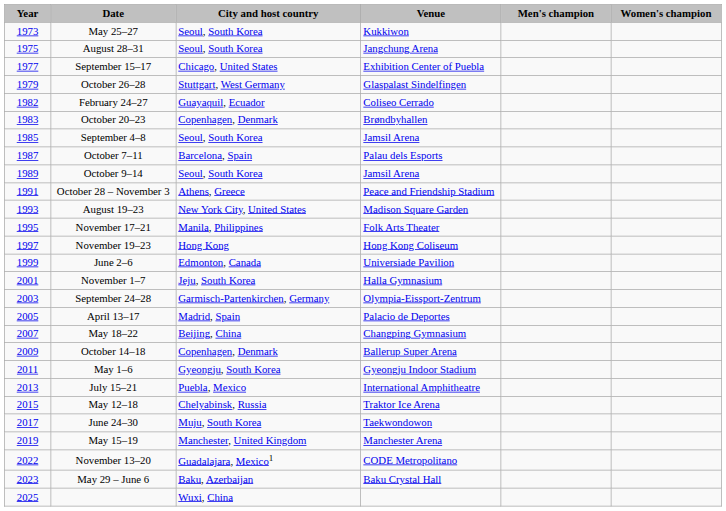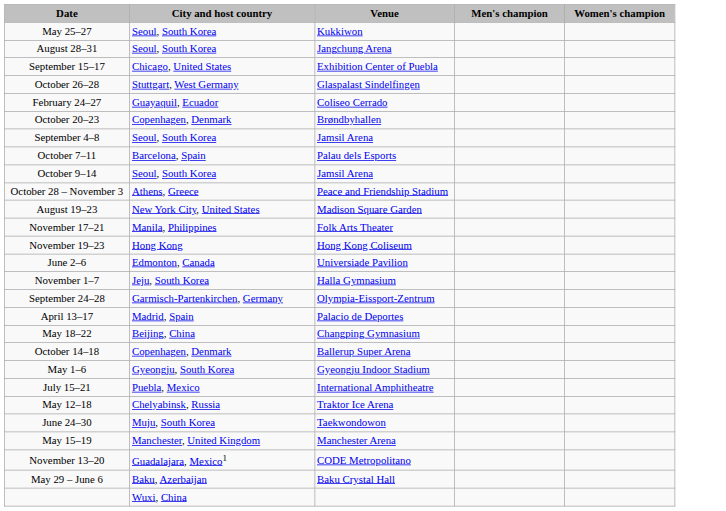- column: (28, 13)
